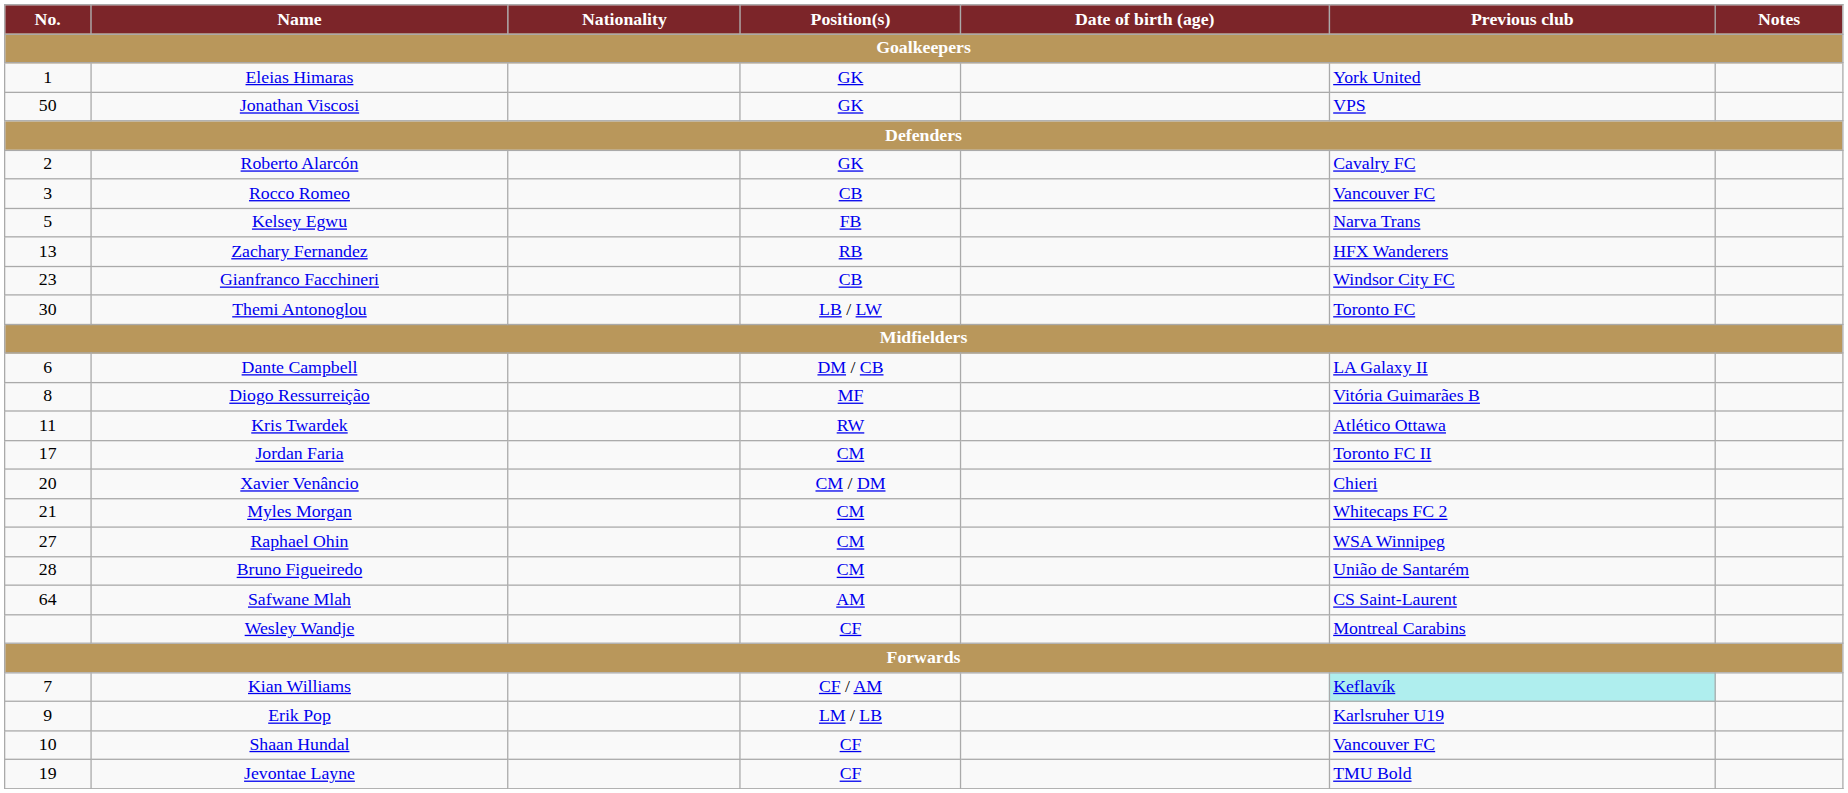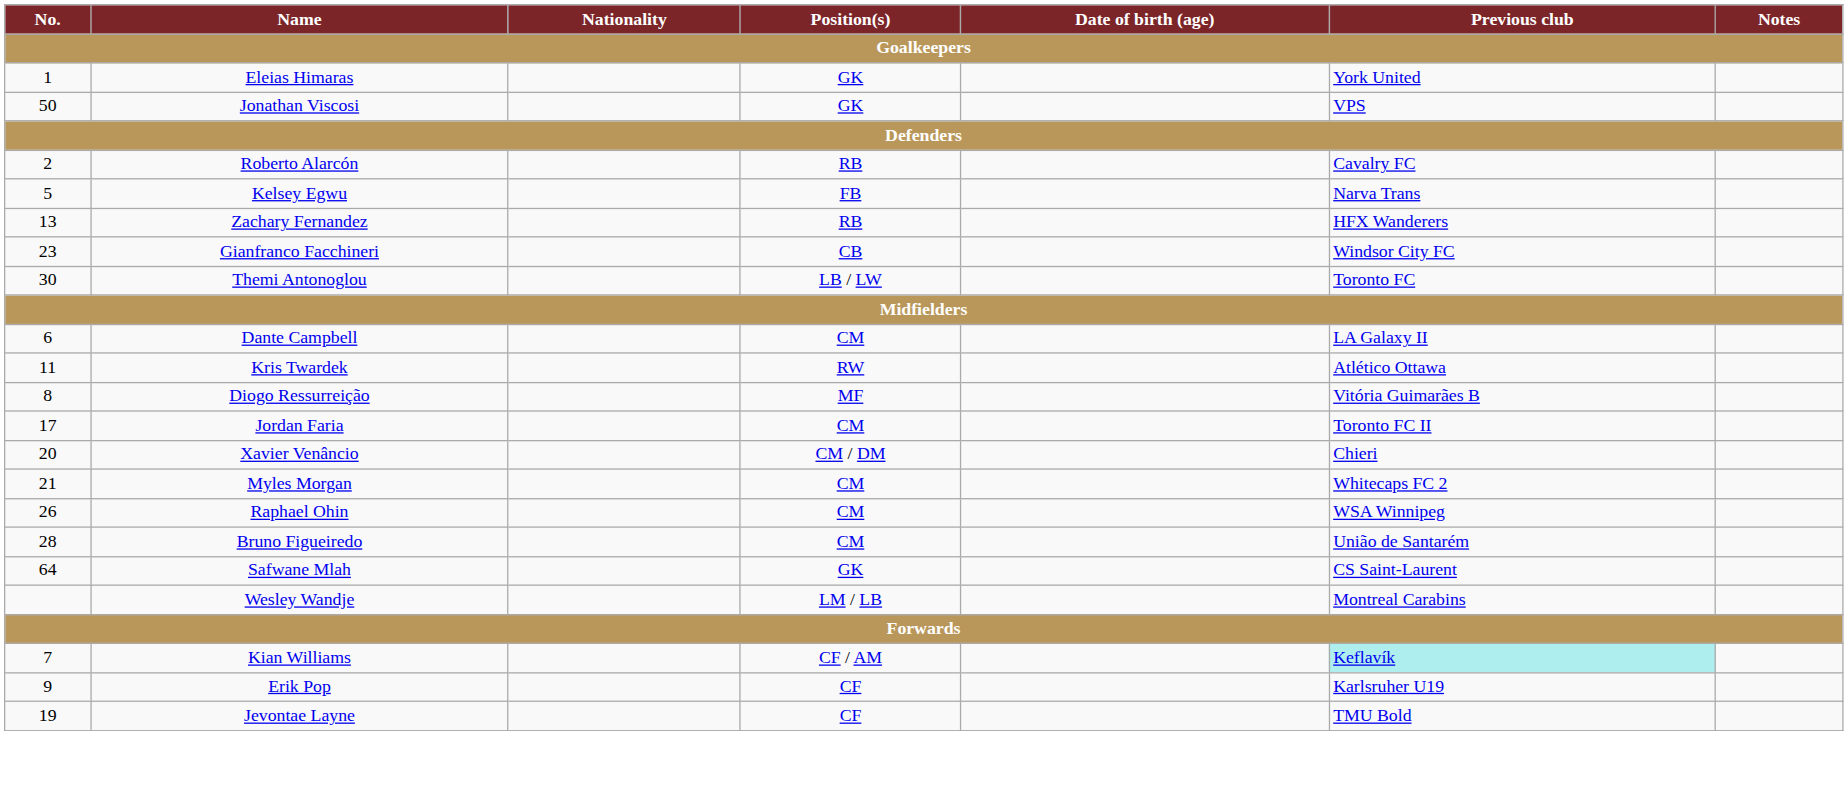(851, 163) GK -> (851, 163) RB
- row: (299, 192)
(850, 367) DM / CB -> (851, 338) CM
rows swapped: (299, 396) <-> (299, 425)
(48, 541) 27 -> (48, 512) 26
(851, 599) AM -> (851, 570) GK
(850, 628) CF -> (851, 599) LM / LB
(851, 715) LM / LB -> (850, 686) CF
- row: (299, 744)
